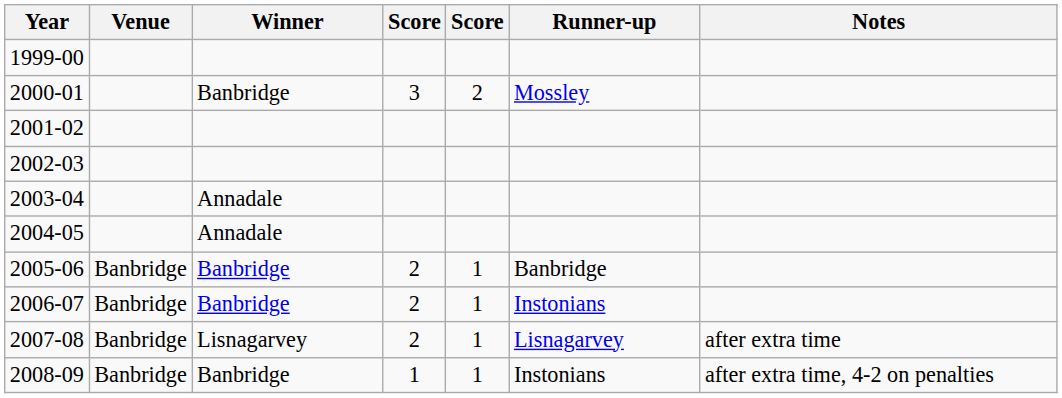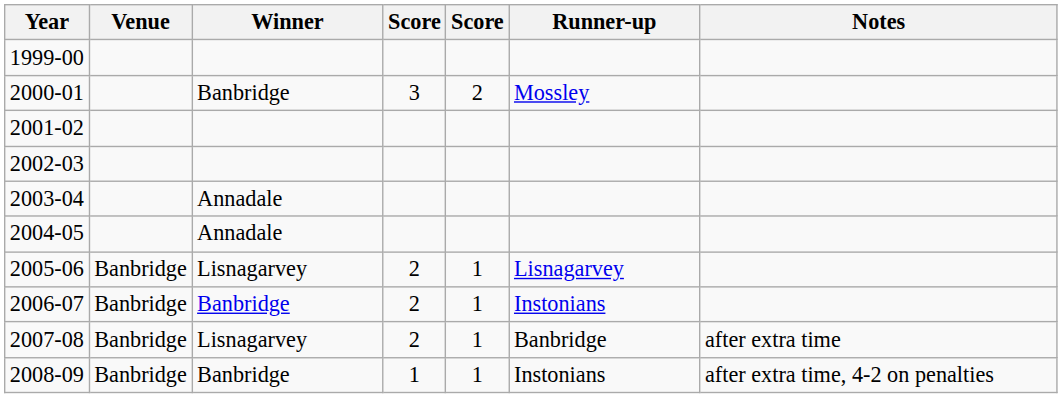(243, 269) Banbridge -> (252, 269) Lisnagarvey
(560, 269) Banbridge -> (569, 269) Lisnagarvey
(569, 339) Lisnagarvey -> (560, 339) Banbridge
